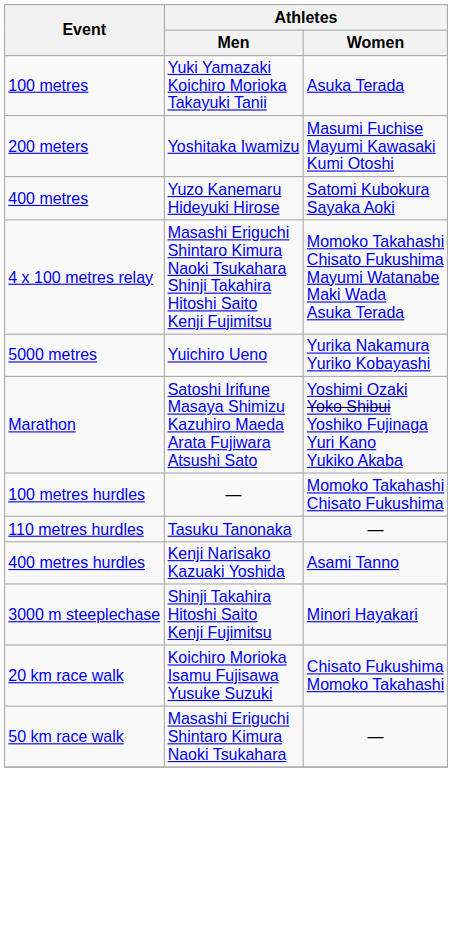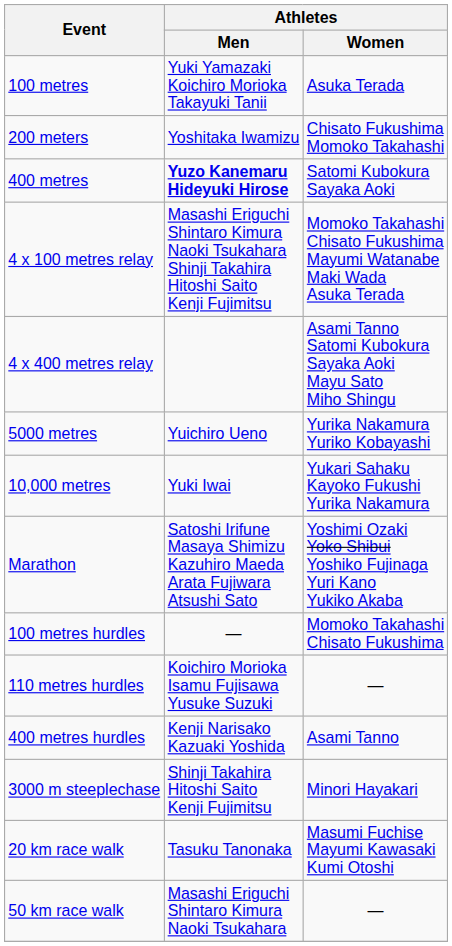(371, 147) Masumi Fuchise Mayumi Kawasaki Kumi Otoshi -> (376, 138) Chisato Fukushima Momoko Takahashi
(224, 199) normal -> (228, 181) bold
+ row: (81, 364)
+ row: (59, 486)
(230, 529) Tasuku Tanonaka -> (227, 686) Koichiro Morioka Isamu Fujisawa Yusuke Suzuki
(227, 676) Koichiro Morioka Isamu Fujisawa Yusuke Suzuki -> (230, 851) Tasuku Tanonaka
(376, 676) Chisato Fukushima Momoko Takahashi -> (371, 851) Masumi Fuchise Mayumi Kawasaki Kumi Otoshi
